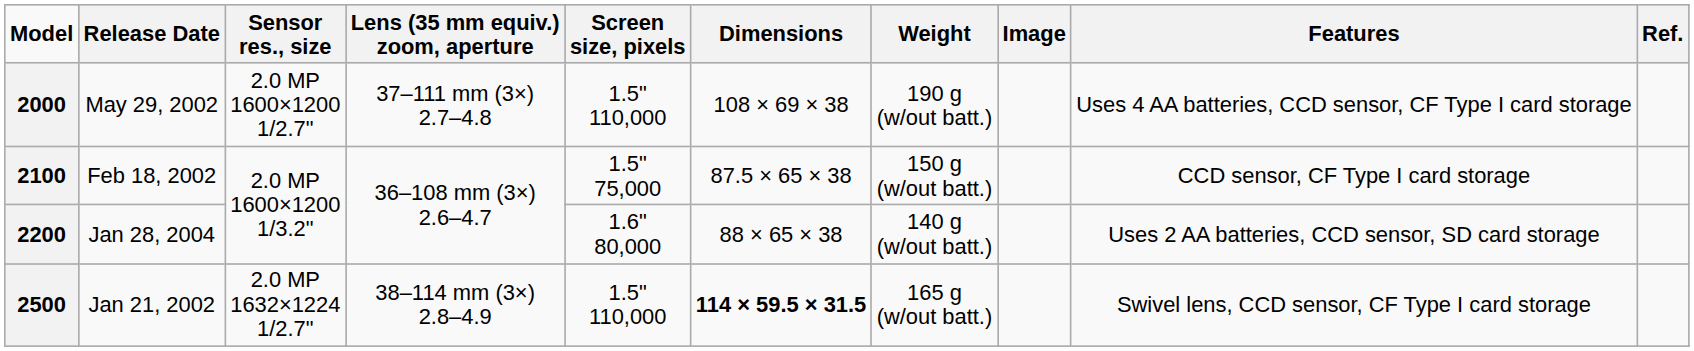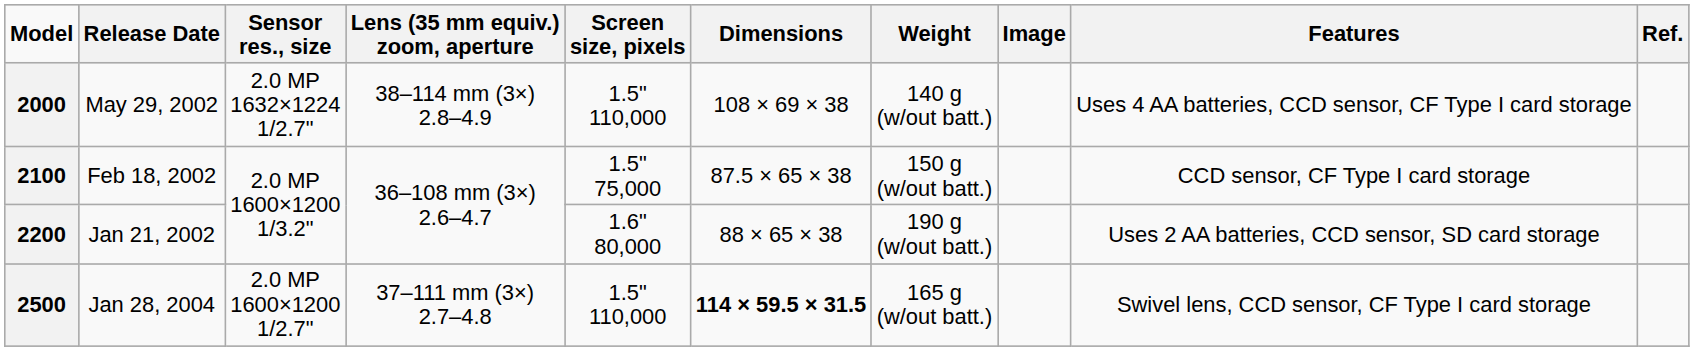(285, 104) 2.0 MP 1600×1200 1/2.7" -> (285, 104) 2.0 MP 1632×1224 1/2.7"
(455, 104) 37–111 mm (3×) 2.7–4.8 -> (455, 104) 38–114 mm (3×) 2.8–4.9
(934, 104) 190 g (w/out batt.) -> (934, 104) 140 g (w/out batt.)
(152, 234) Jan 28, 2004 -> (152, 234) Jan 21, 2002
(934, 234) 140 g (w/out batt.) -> (934, 234) 190 g (w/out batt.)
(152, 305) Jan 21, 2002 -> (152, 305) Jan 28, 2004
(285, 305) 2.0 MP 1632×1224 1/2.7" -> (285, 305) 2.0 MP 1600×1200 1/2.7"
(455, 305) 38–114 mm (3×) 2.8–4.9 -> (455, 305) 37–111 mm (3×) 2.7–4.8
